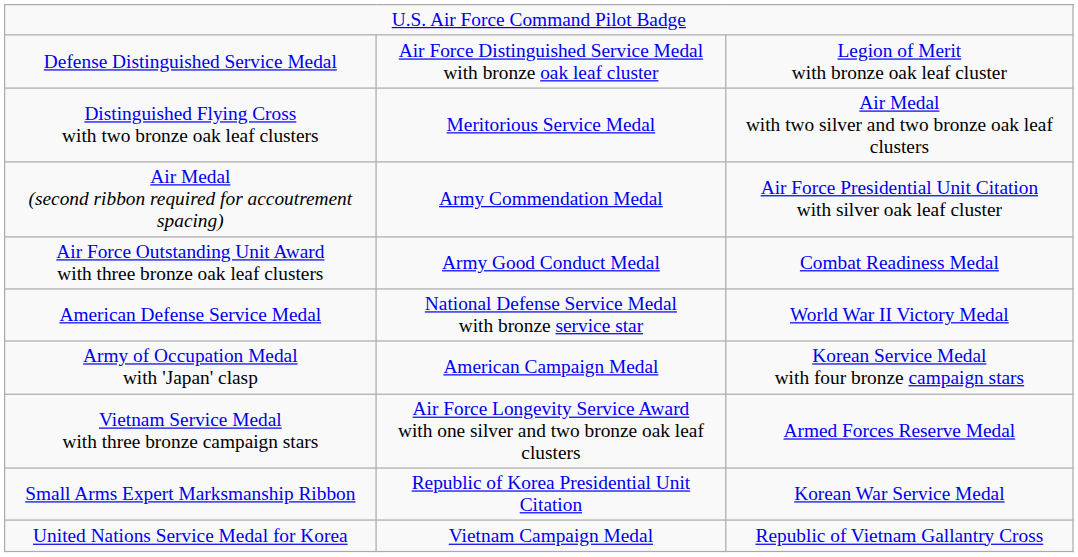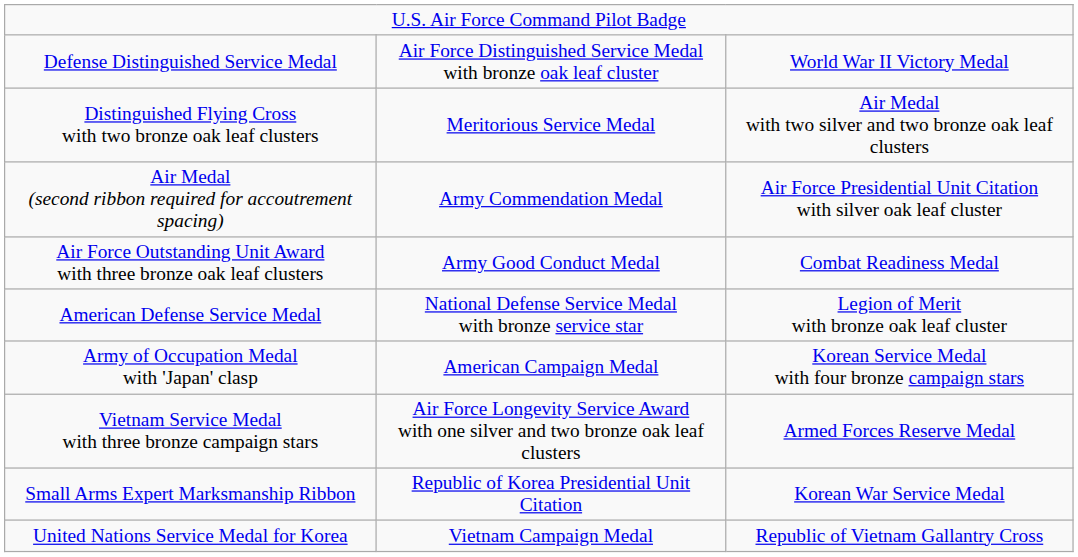(899, 61) Legion of Merit with bronze oak leaf cluster -> (899, 61) World War II Victory Medal
(899, 314) World War II Victory Medal -> (899, 314) Legion of Merit with bronze oak leaf cluster
